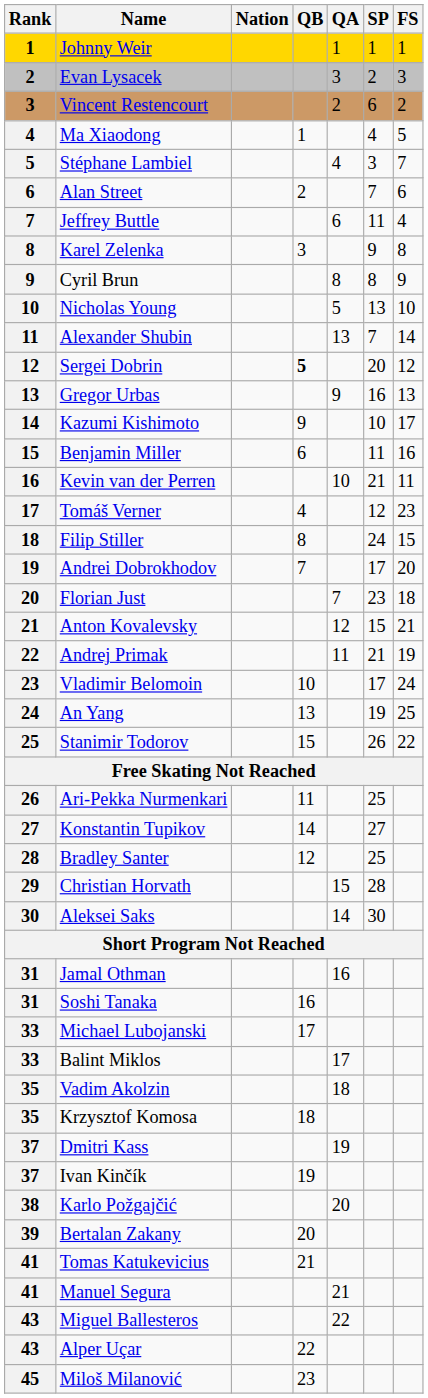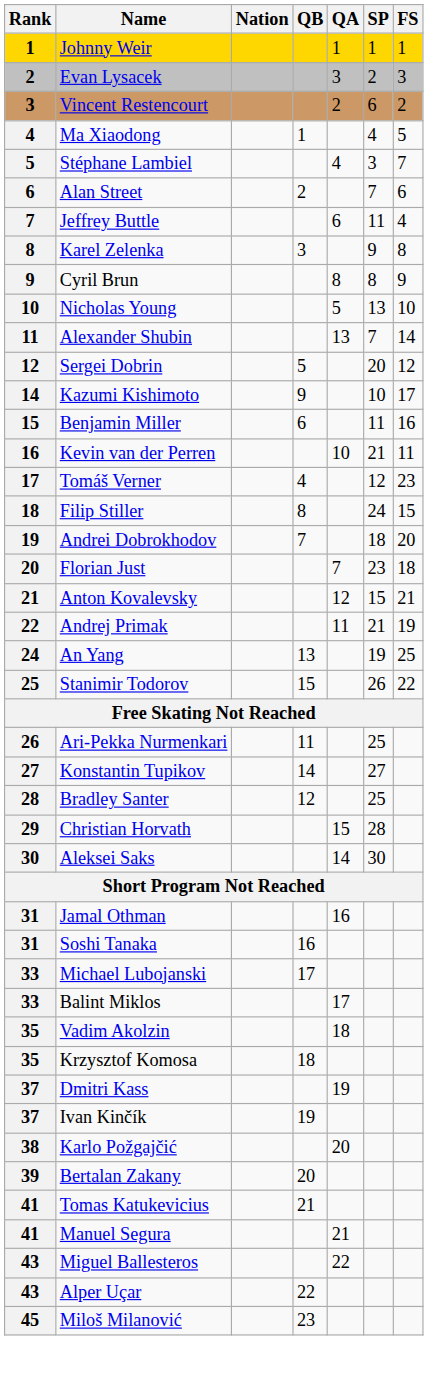(302, 366) bold -> (302, 366) normal
- row: (110, 395)
(377, 568) 17 -> (377, 539) 18
- row: (131, 684)
